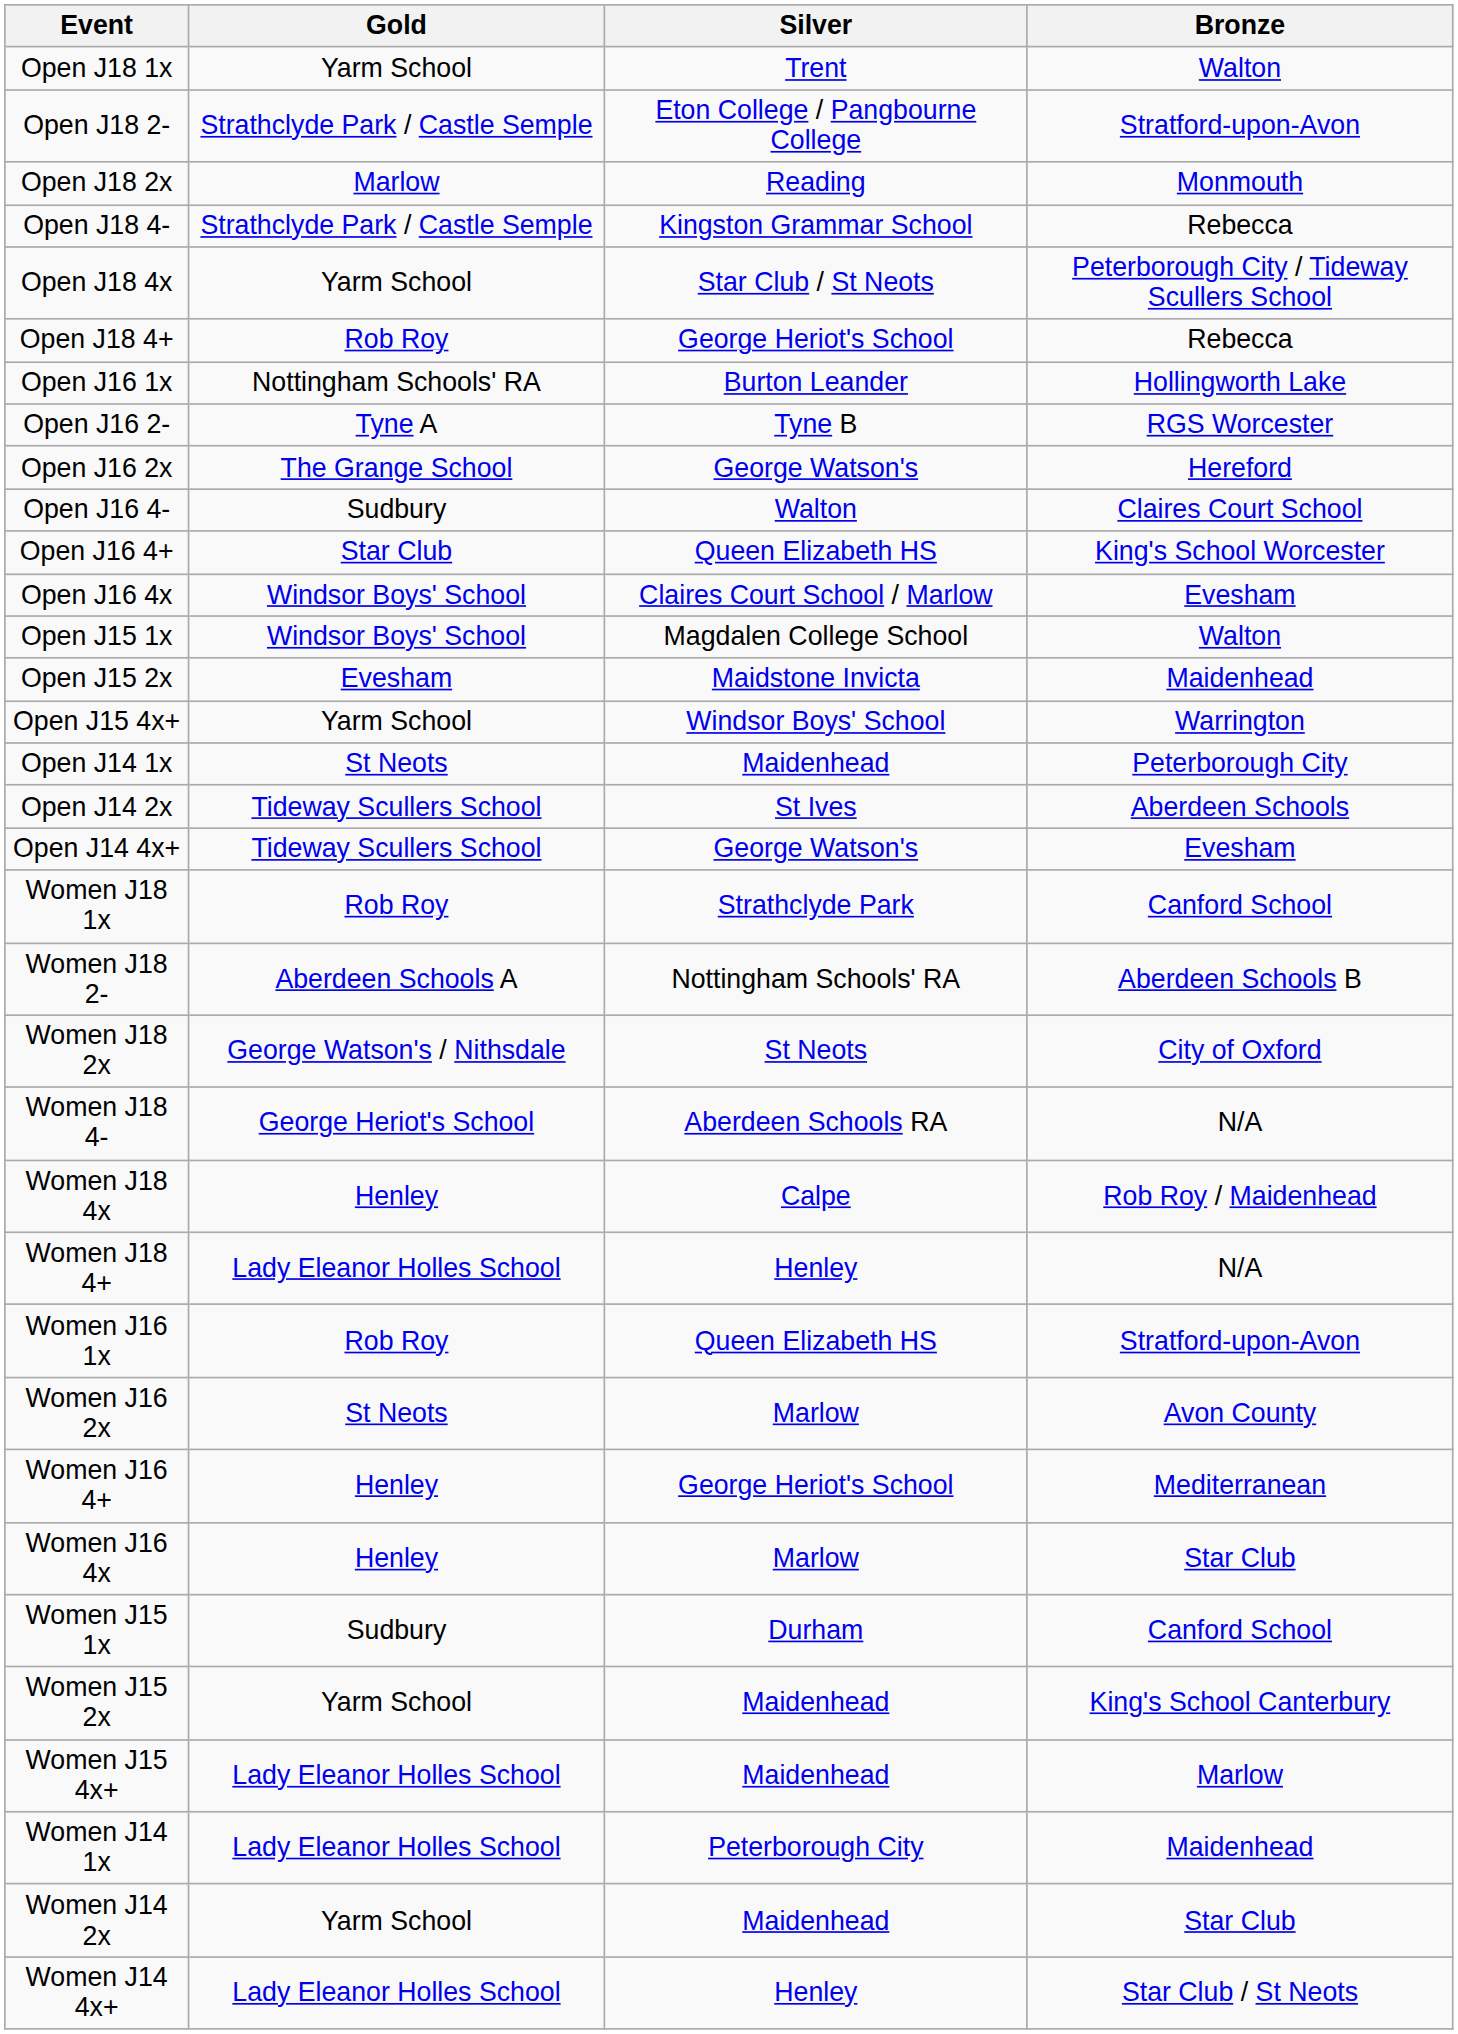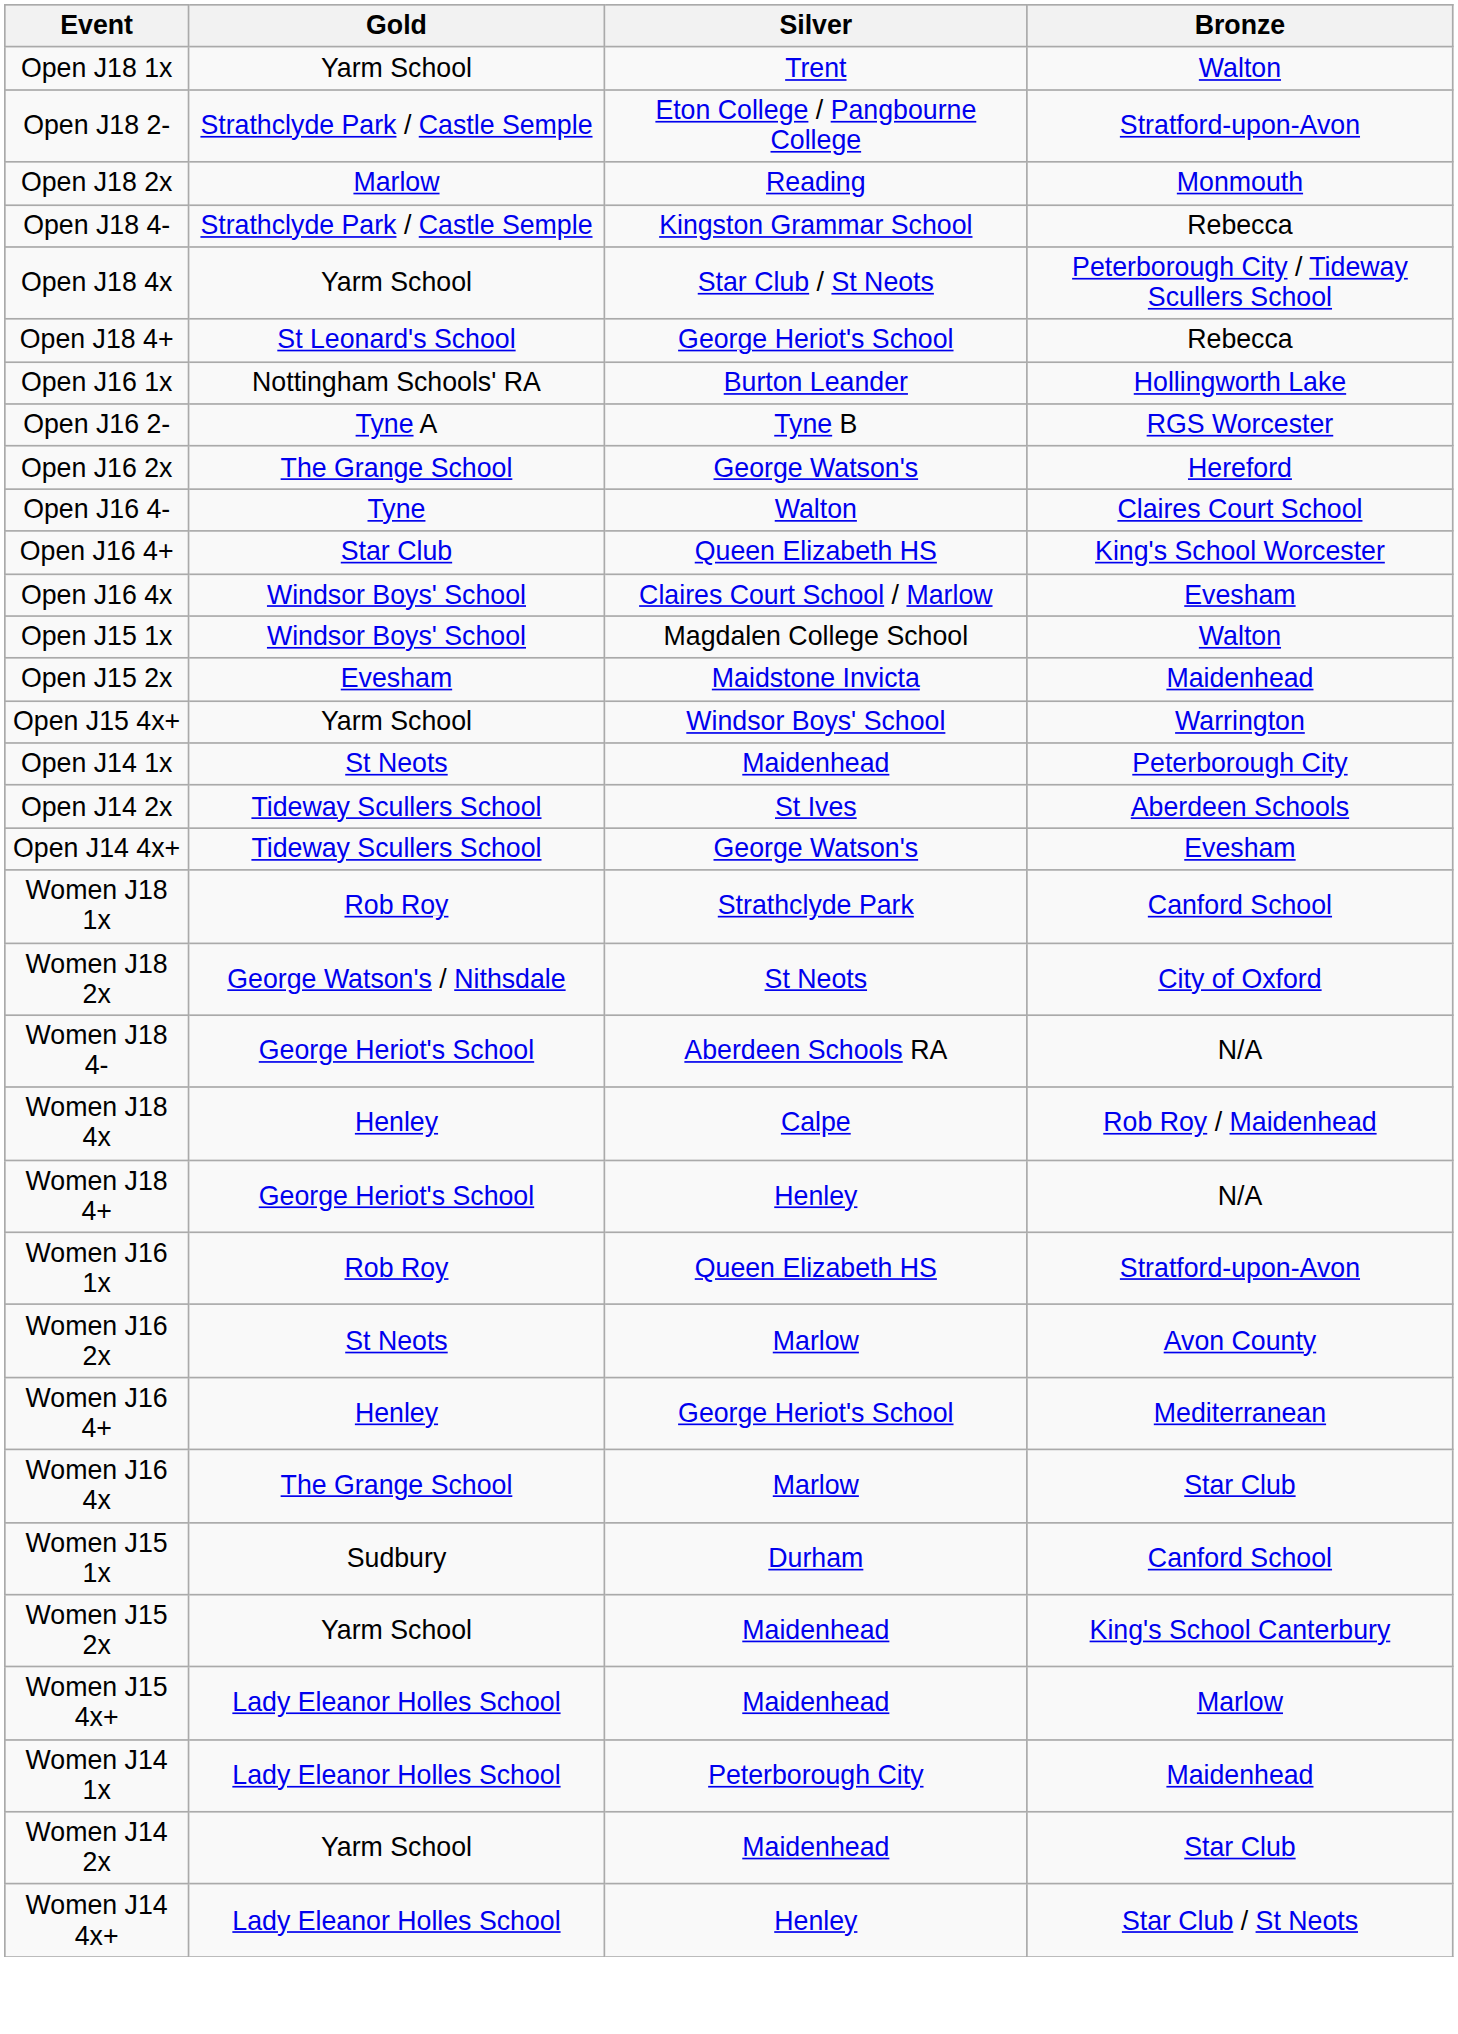(396, 340) Rob Roy -> (396, 340) St Leonard's School
(396, 509) Sudbury -> (396, 509) Tyne
- row: (97, 978)
(396, 1268) Lady Eleanor Holles School -> (396, 1195) George Heriot's School
(396, 1557) Henley -> (396, 1485) The Grange School
